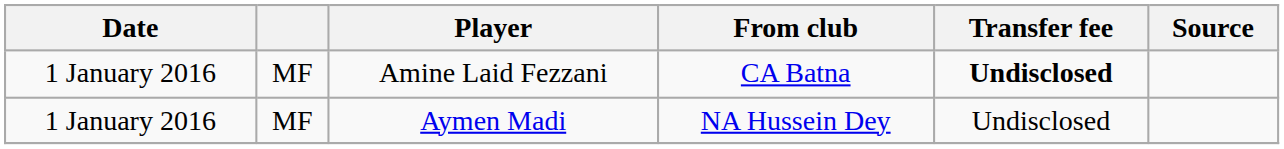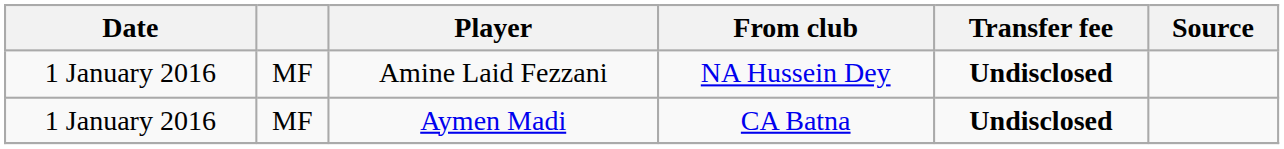(796, 73) CA Batna -> (796, 73) NA Hussein Dey
(796, 119) NA Hussein Dey -> (796, 119) CA Batna
(1041, 119) normal -> (1041, 119) bold
